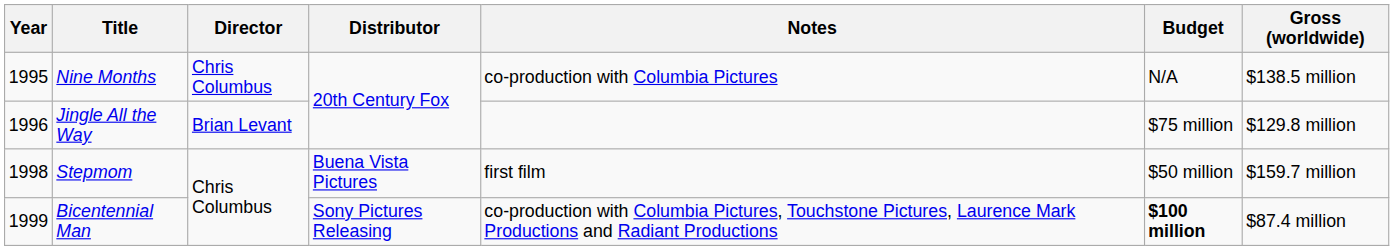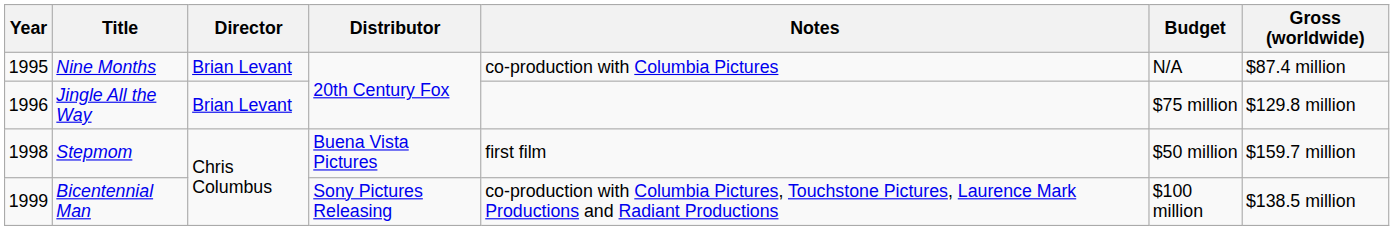(232, 76) Chris Columbus -> (242, 66) Brian Levant
(1301, 76) $138.5 million -> (1296, 66) $87.4 million
(1177, 221) bold -> (1178, 201) normal
(1296, 221) $87.4 million -> (1301, 201) $138.5 million
